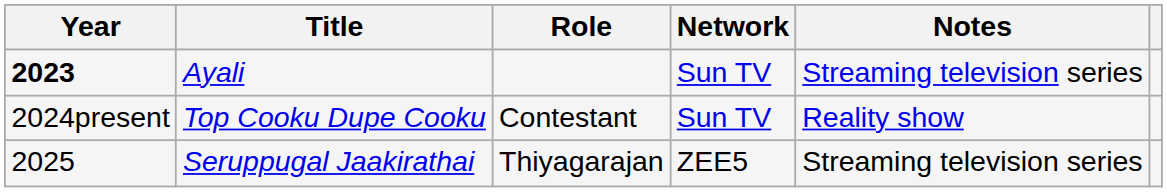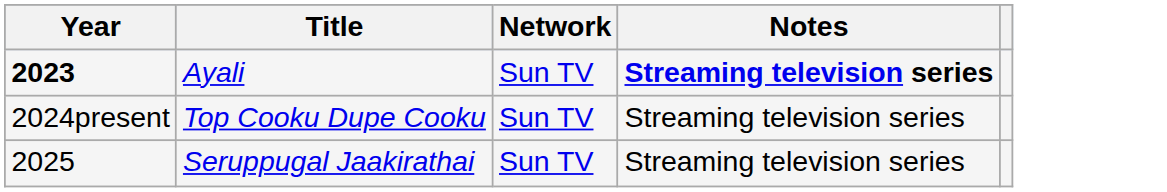- column: (581, 27)
(972, 72) normal -> (809, 72) bold
(883, 117) Reality show -> (795, 117) Streaming television series
(712, 162) ZEE5 -> (546, 162) Sun TV
